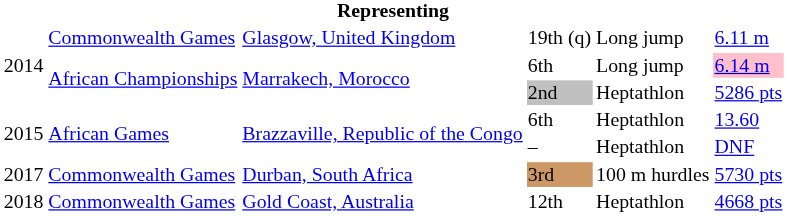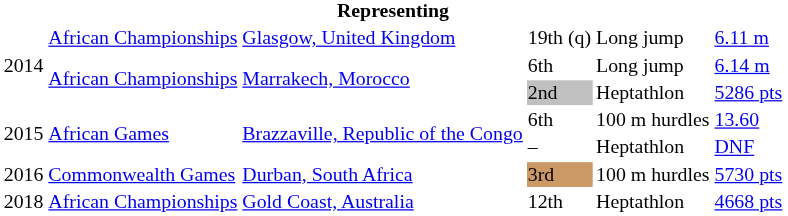(142, 38) Commonwealth Games -> (143, 38) African Championships
(742, 65) pink background -> (742, 65) no background
(640, 119) Heptathlon -> (653, 119) 100 m hurdles
(24, 174) 2017 -> (24, 174) 2016
(142, 201) Commonwealth Games -> (143, 201) African Championships
